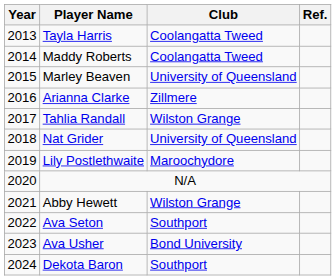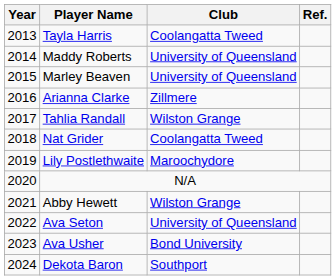(207, 56) Coolangatta Tweed -> (223, 56) University of Queensland
(223, 139) University of Queensland -> (207, 139) Coolangatta Tweed
(179, 222) Southport -> (223, 222) University of Queensland
